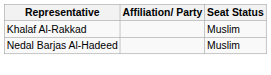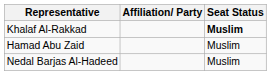(224, 29) normal -> (225, 29) bold
+ row: (45, 45)
